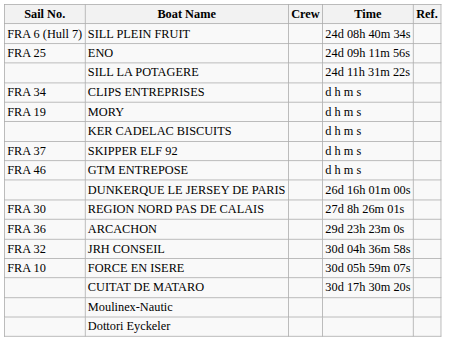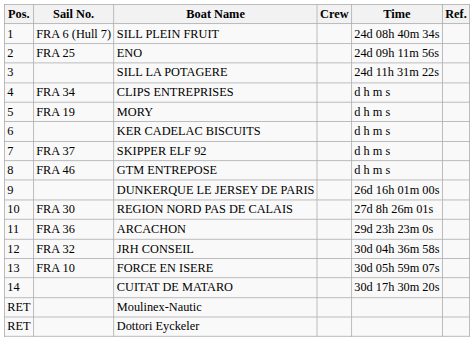+ column: (19, 14)
